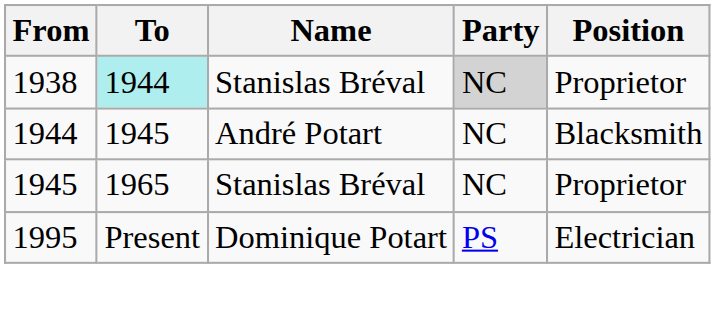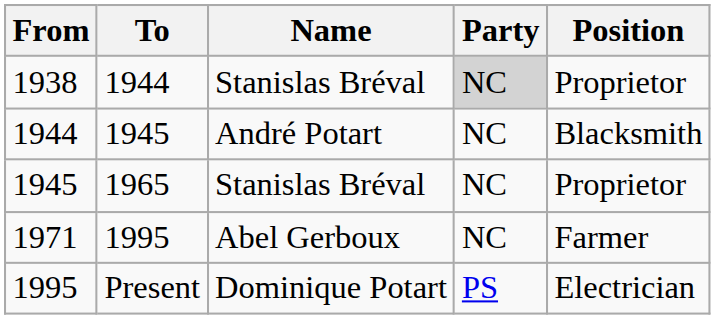(137, 81) paleturquoise background -> (137, 81) no background
+ row: (45, 236)
